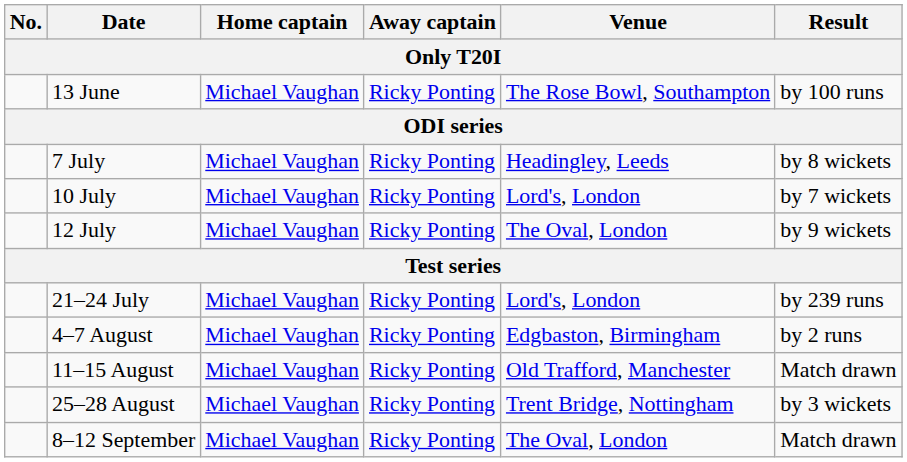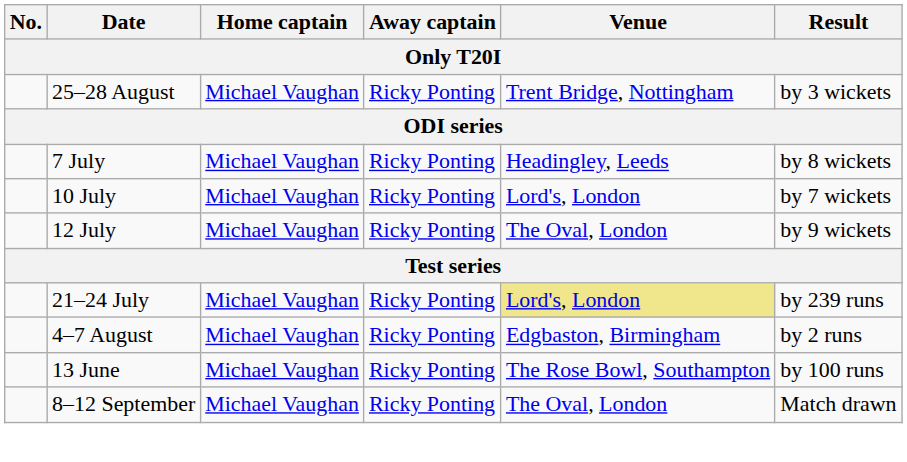rows swapped: (86, 91) <-> (113, 404)
(573, 299) no background -> (573, 299) khaki background
- row: (113, 369)
